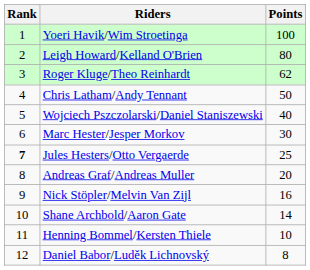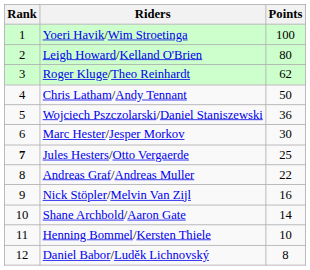(285, 114) 40 -> (285, 114) 36
(285, 174) 20 -> (285, 174) 22
